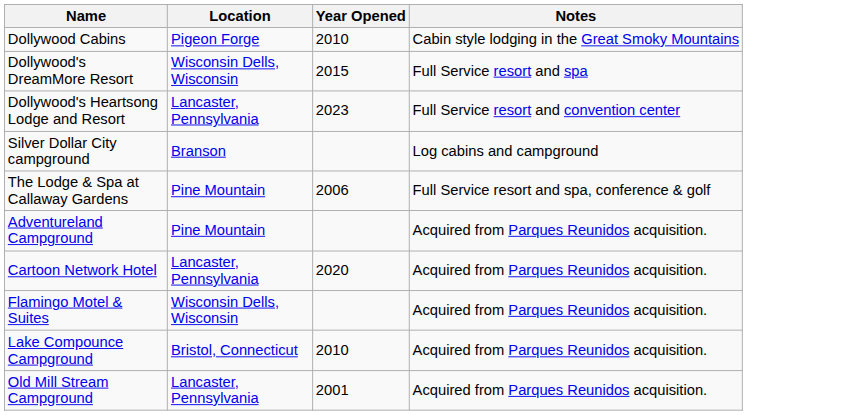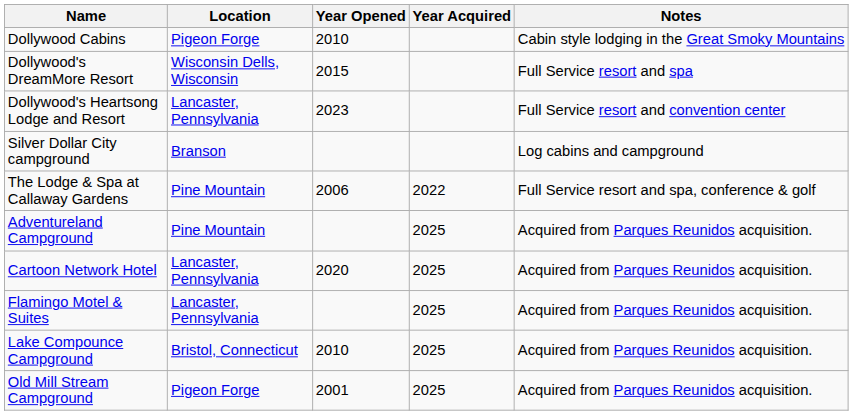+ column: (462, 16)
(225, 310) Wisconsin Dells, Wisconsin -> (215, 310) Lancaster, Pennsylvania
(215, 390) Lancaster, Pennsylvania -> (215, 390) Pigeon Forge
